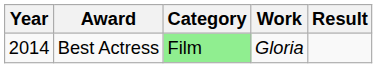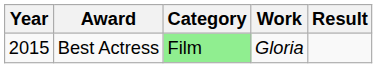(29, 47) 2014 -> (29, 47) 2015
